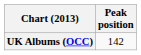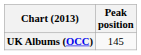(116, 41) 142 -> (116, 41) 145
